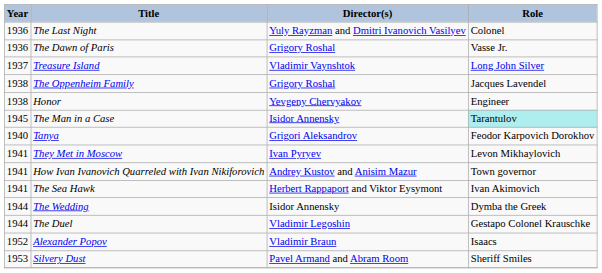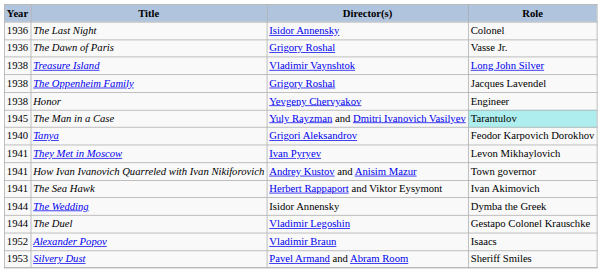(367, 31) Yuly Rayzman and Dmitri Ivanovich Vasilyev -> (304, 31) Isidor Annensky
(18, 66) 1937 -> (18, 66) 1938
(304, 119) Isidor Annensky -> (367, 119) Yuly Rayzman and Dmitri Ivanovich Vasilyev
